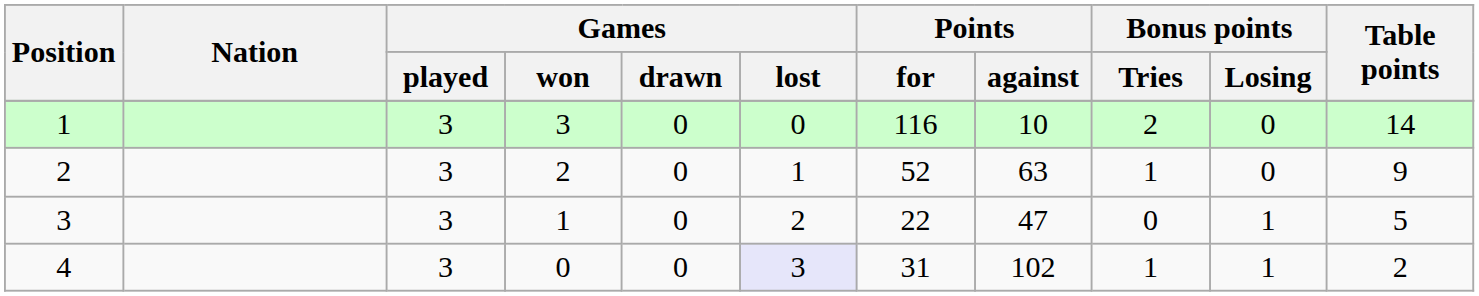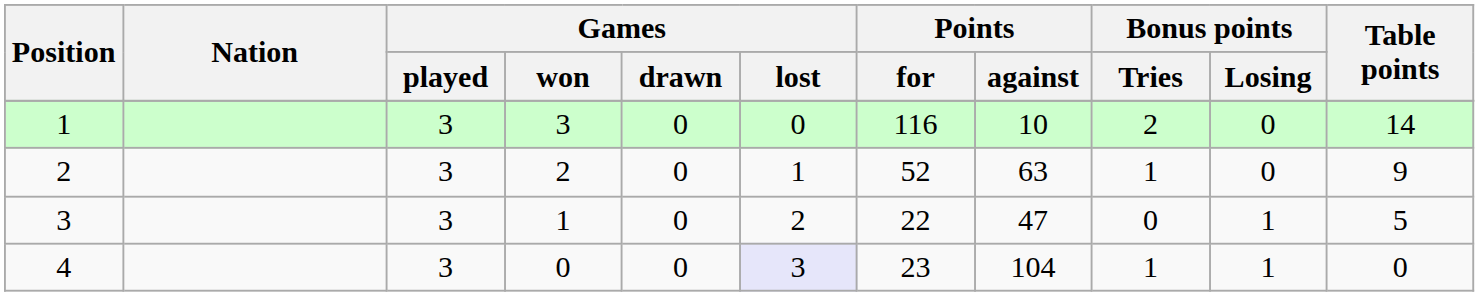(916, 266) 31 -> (916, 266) 23
(1033, 266) 102 -> (1033, 266) 104
(1400, 266) 2 -> (1400, 266) 0
